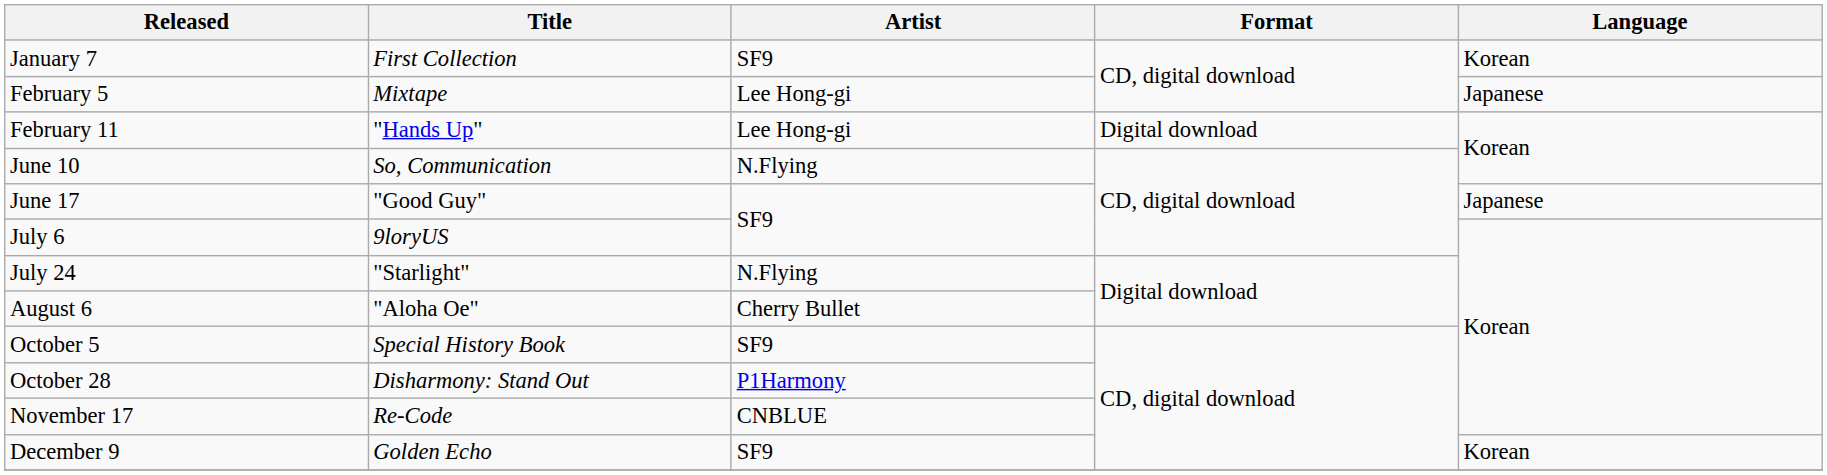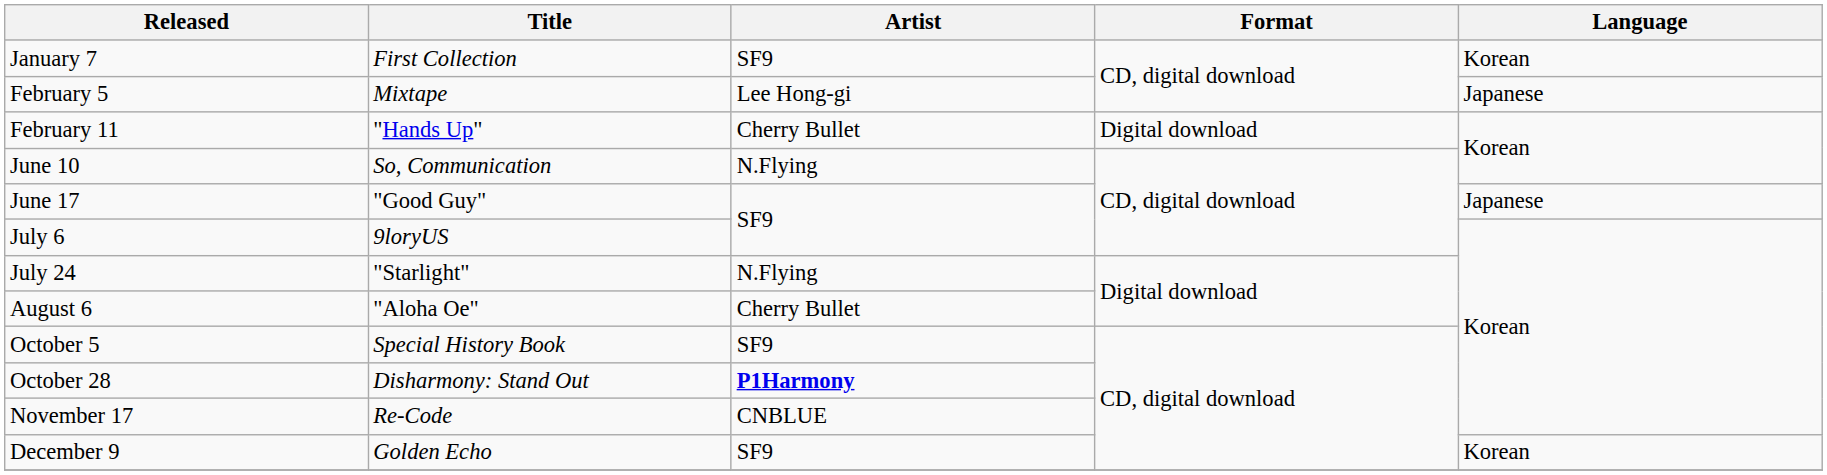(794, 129) Lee Hong-gi -> (798, 129) Cherry Bullet
(791, 380) normal -> (796, 380) bold
